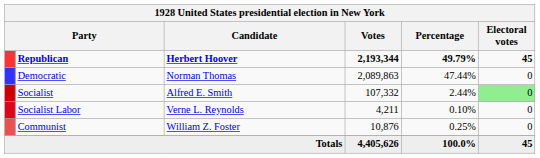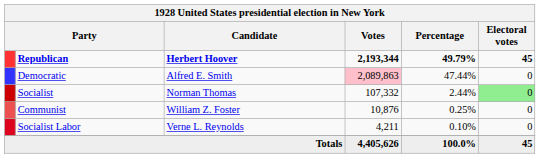(201, 76) Norman Thomas -> (199, 76) Alfred E. Smith
(378, 76) no background -> (378, 76) pink background
(199, 93) Alfred E. Smith -> (201, 93) Norman Thomas
rows swapped: (42, 127) <-> (49, 110)
